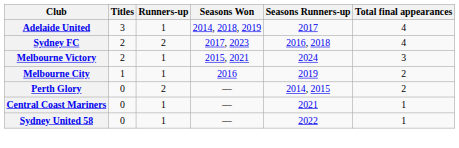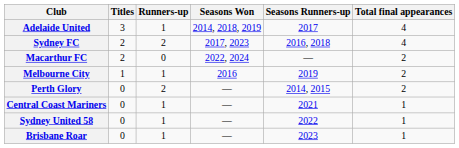- row: (56, 58)
+ row: (56, 58)
+ row: (56, 136)
